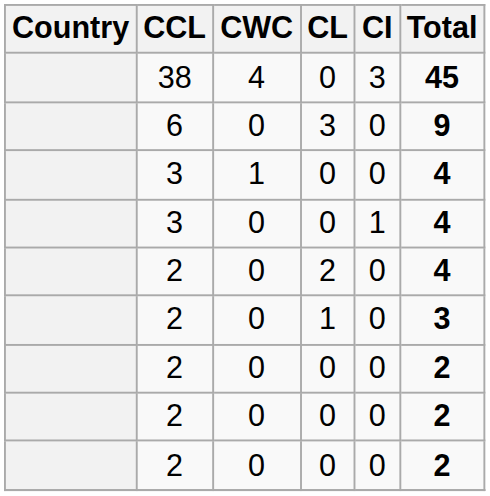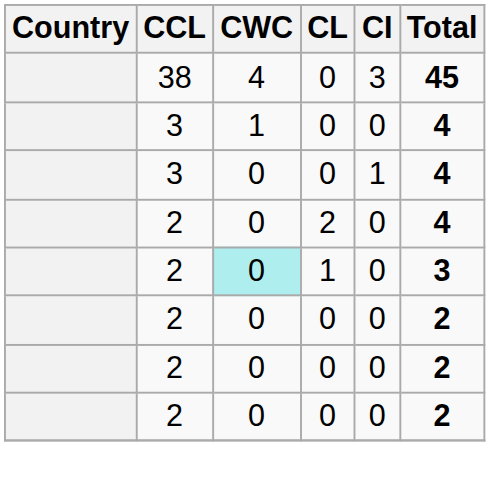- row: (175, 125)
(257, 319) no background -> (257, 271) paleturquoise background
